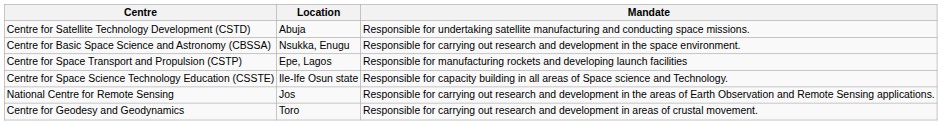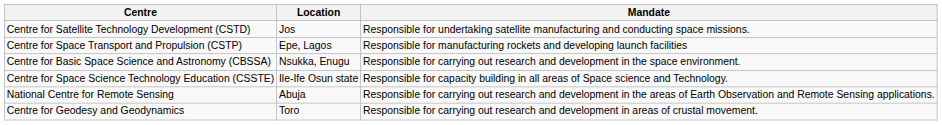(292, 29) Abuja -> (287, 29) Jos
rows swapped: (124, 62) <-> (139, 45)
(287, 95) Jos -> (292, 95) Abuja
